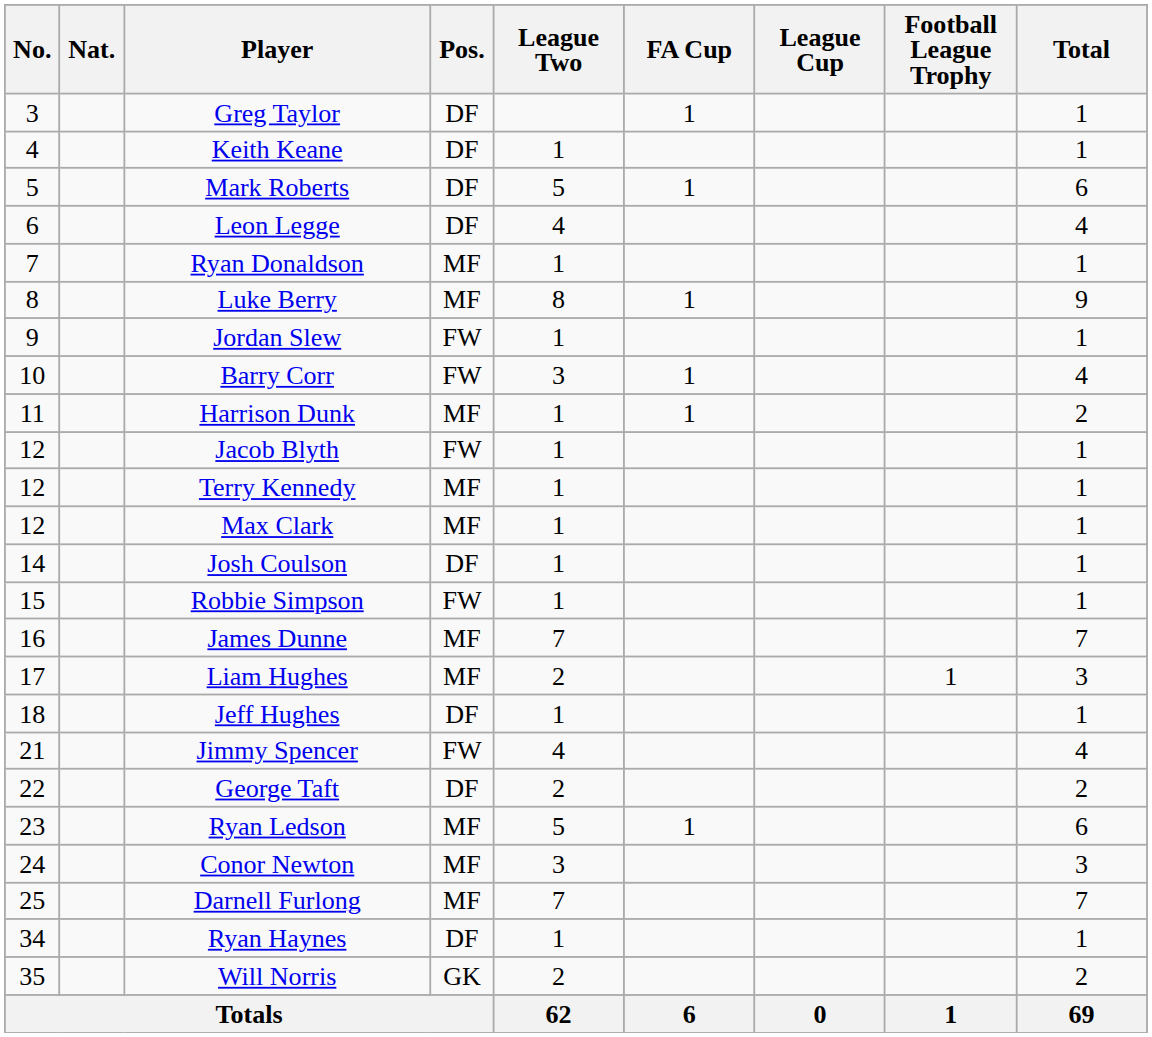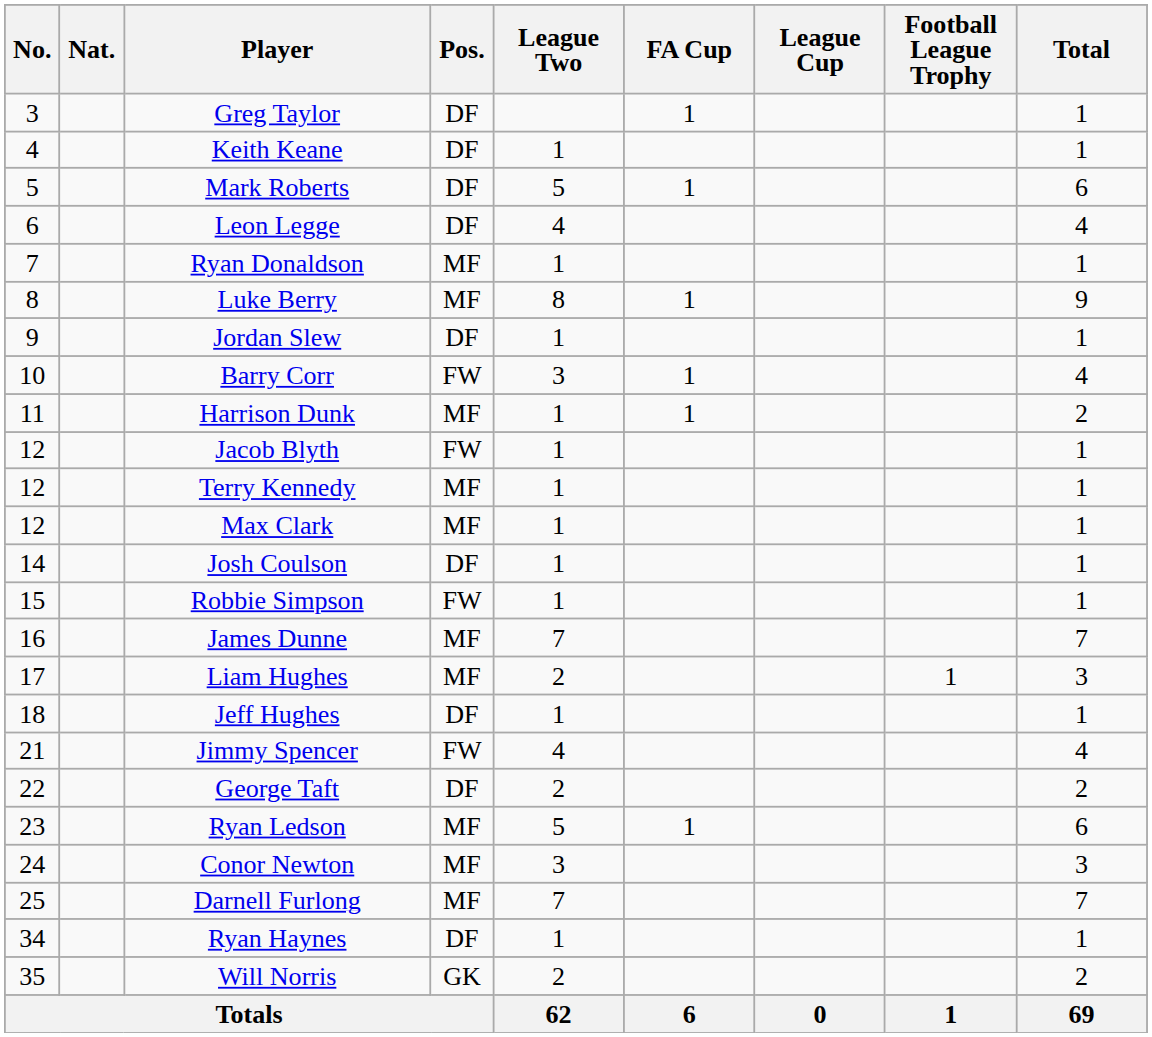(462, 338) FW -> (462, 338) DF
